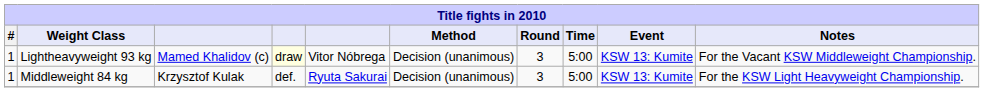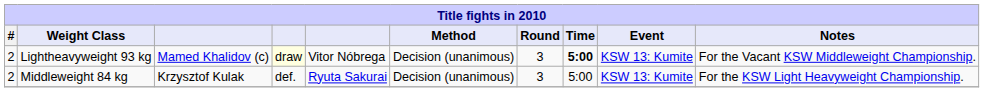(11, 56) 1 -> (11, 56) 2
(580, 56) normal -> (580, 56) bold
(11, 77) 1 -> (11, 77) 2
